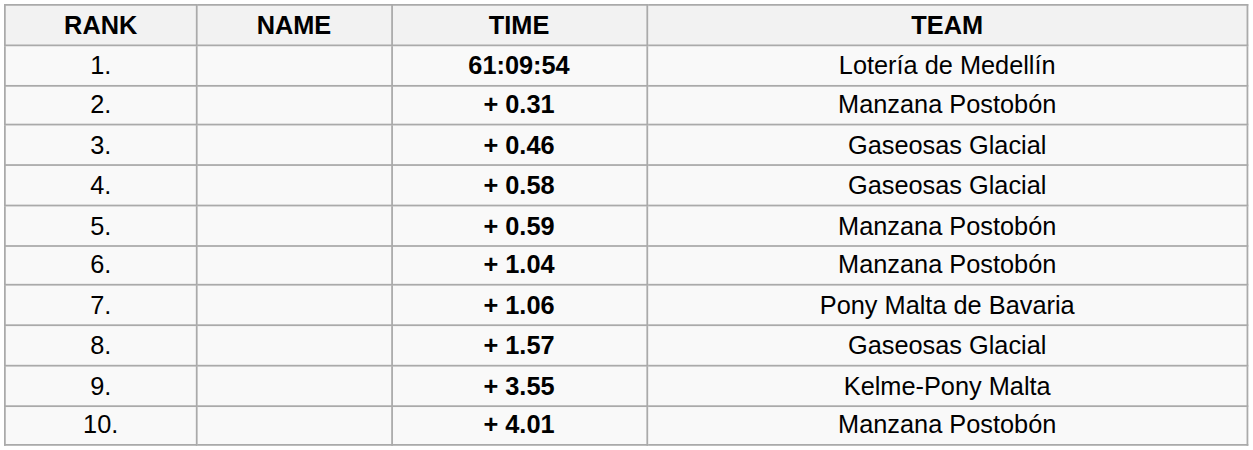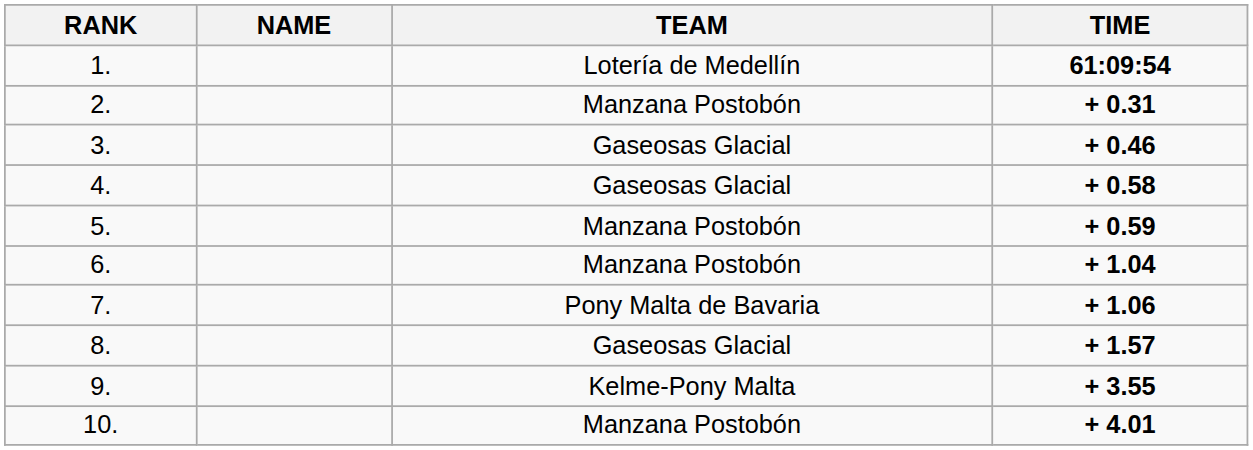columns swapped: (947, 25) <-> (519, 25)
